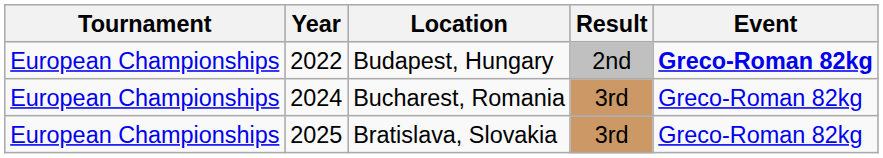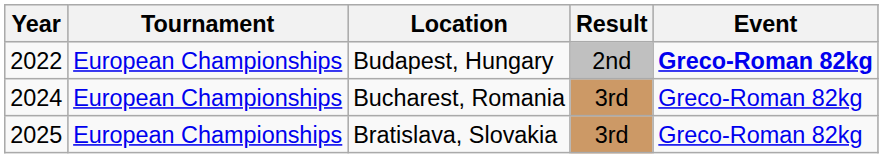columns swapped: (316, 23) <-> (145, 23)
